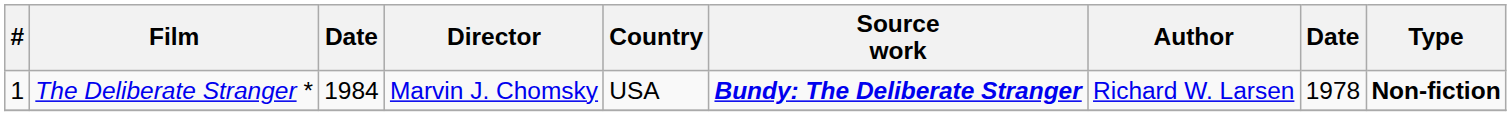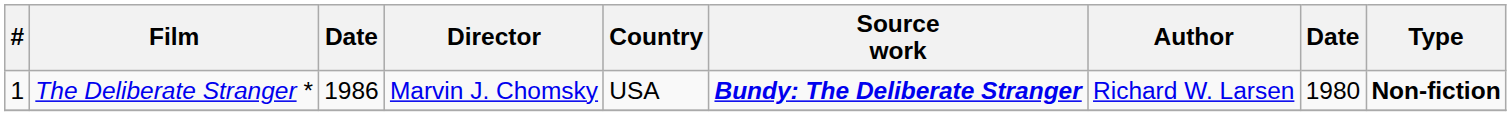(351, 90) 1984 -> (351, 90) 1986
(1333, 90) 1978 -> (1333, 90) 1980
